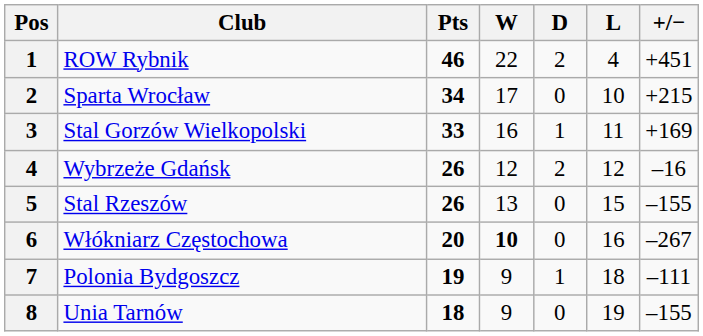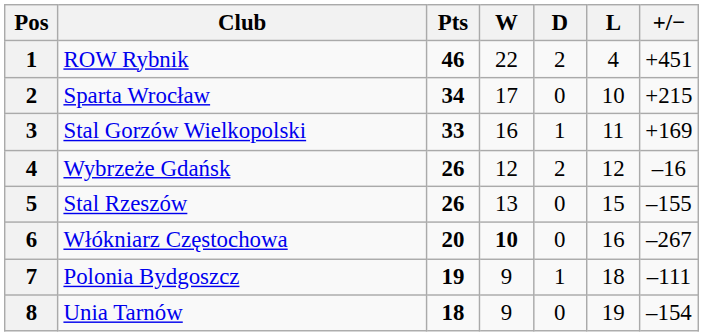(669, 312) –155 -> (669, 312) –154
